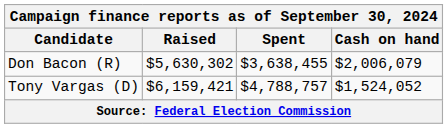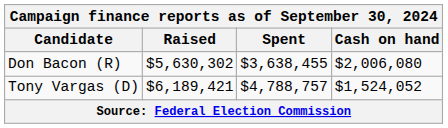(378, 64) $2,006,079 -> (378, 64) $2,006,080
(190, 88) $6,159,421 -> (190, 88) $6,189,421
